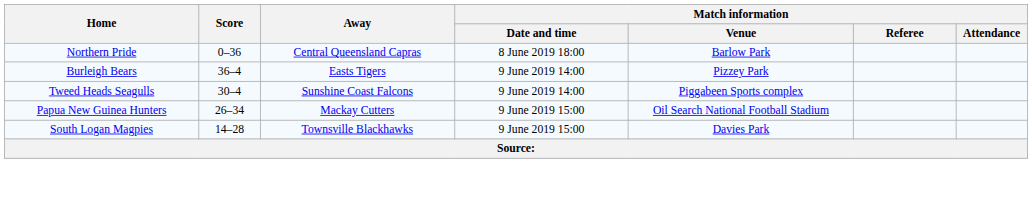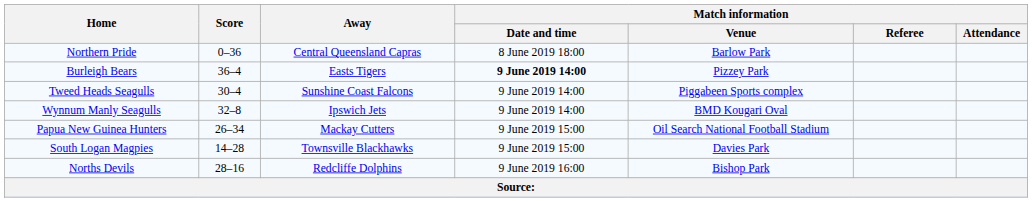(541, 72) normal -> (541, 72) bold
+ row: (102, 110)
+ row: (102, 168)
